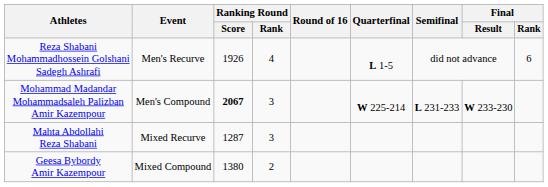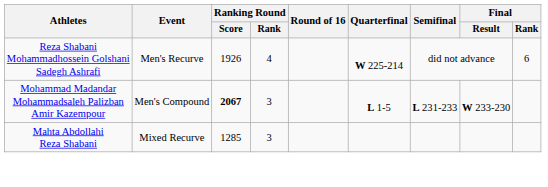(381, 65) L 1-5 -> (379, 65) W 225-214
(381, 108) W 225-214 -> (379, 108) L 1-5
(233, 137) 1287 -> (231, 137) 1285
- row: (68, 167)
